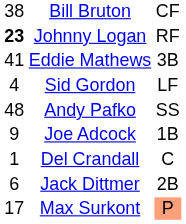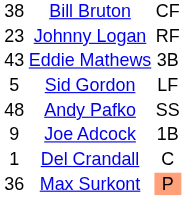(14, 36) bold -> (14, 36) normal
(14, 60) 41 -> (14, 60) 43
(14, 85) 4 -> (14, 85) 5
- row: (90, 183)
(14, 208) 17 -> (14, 183) 36
